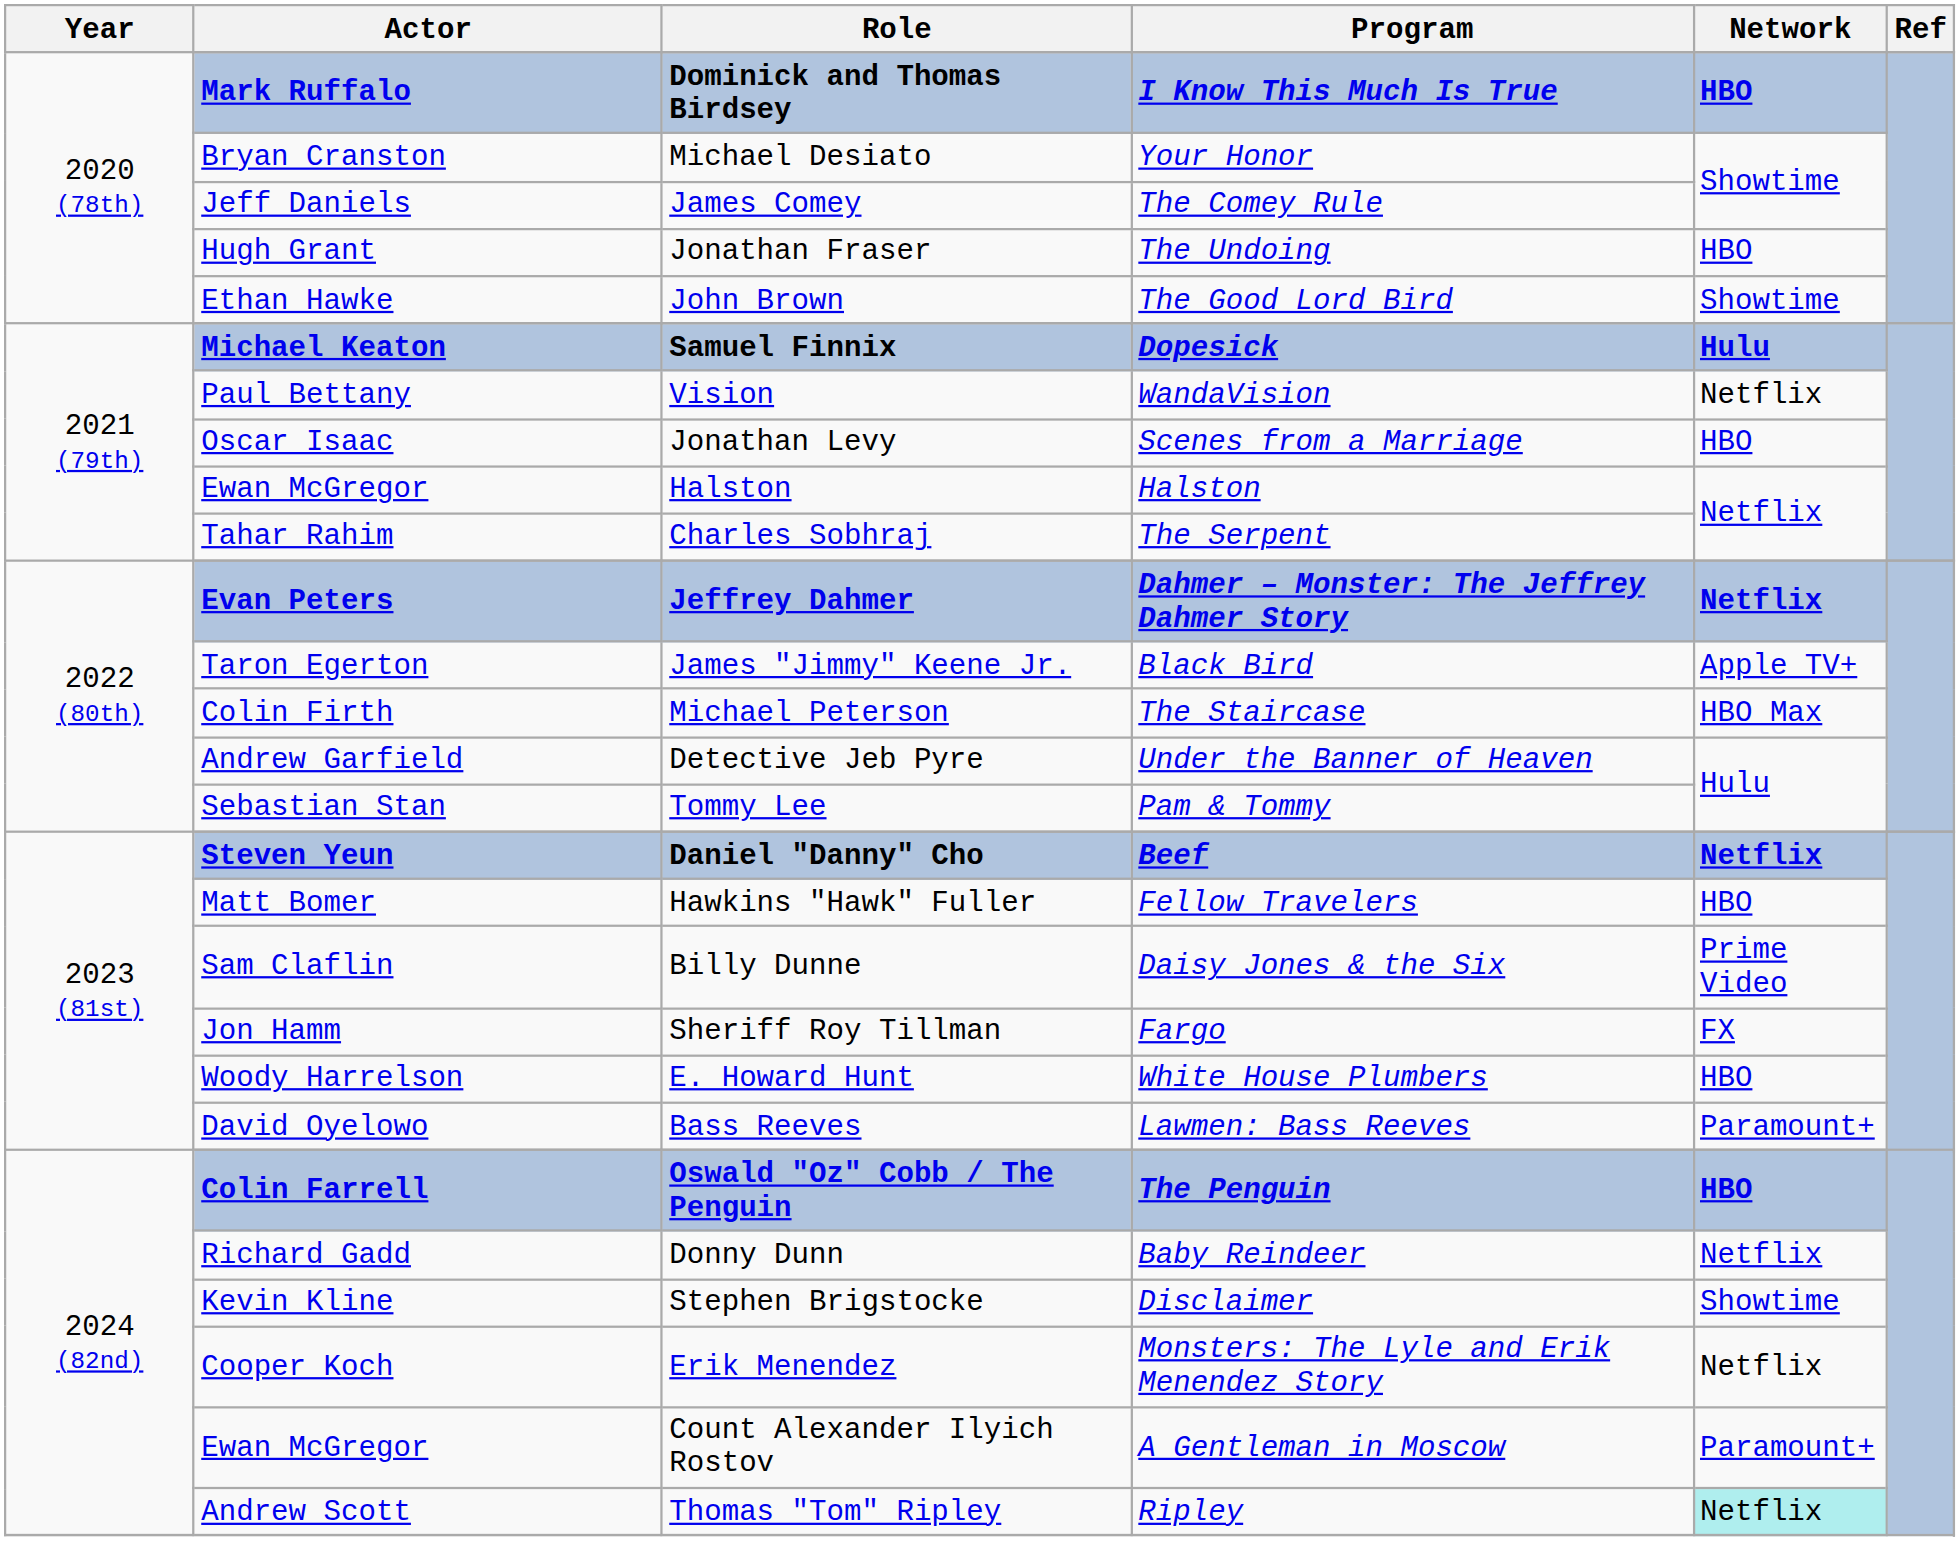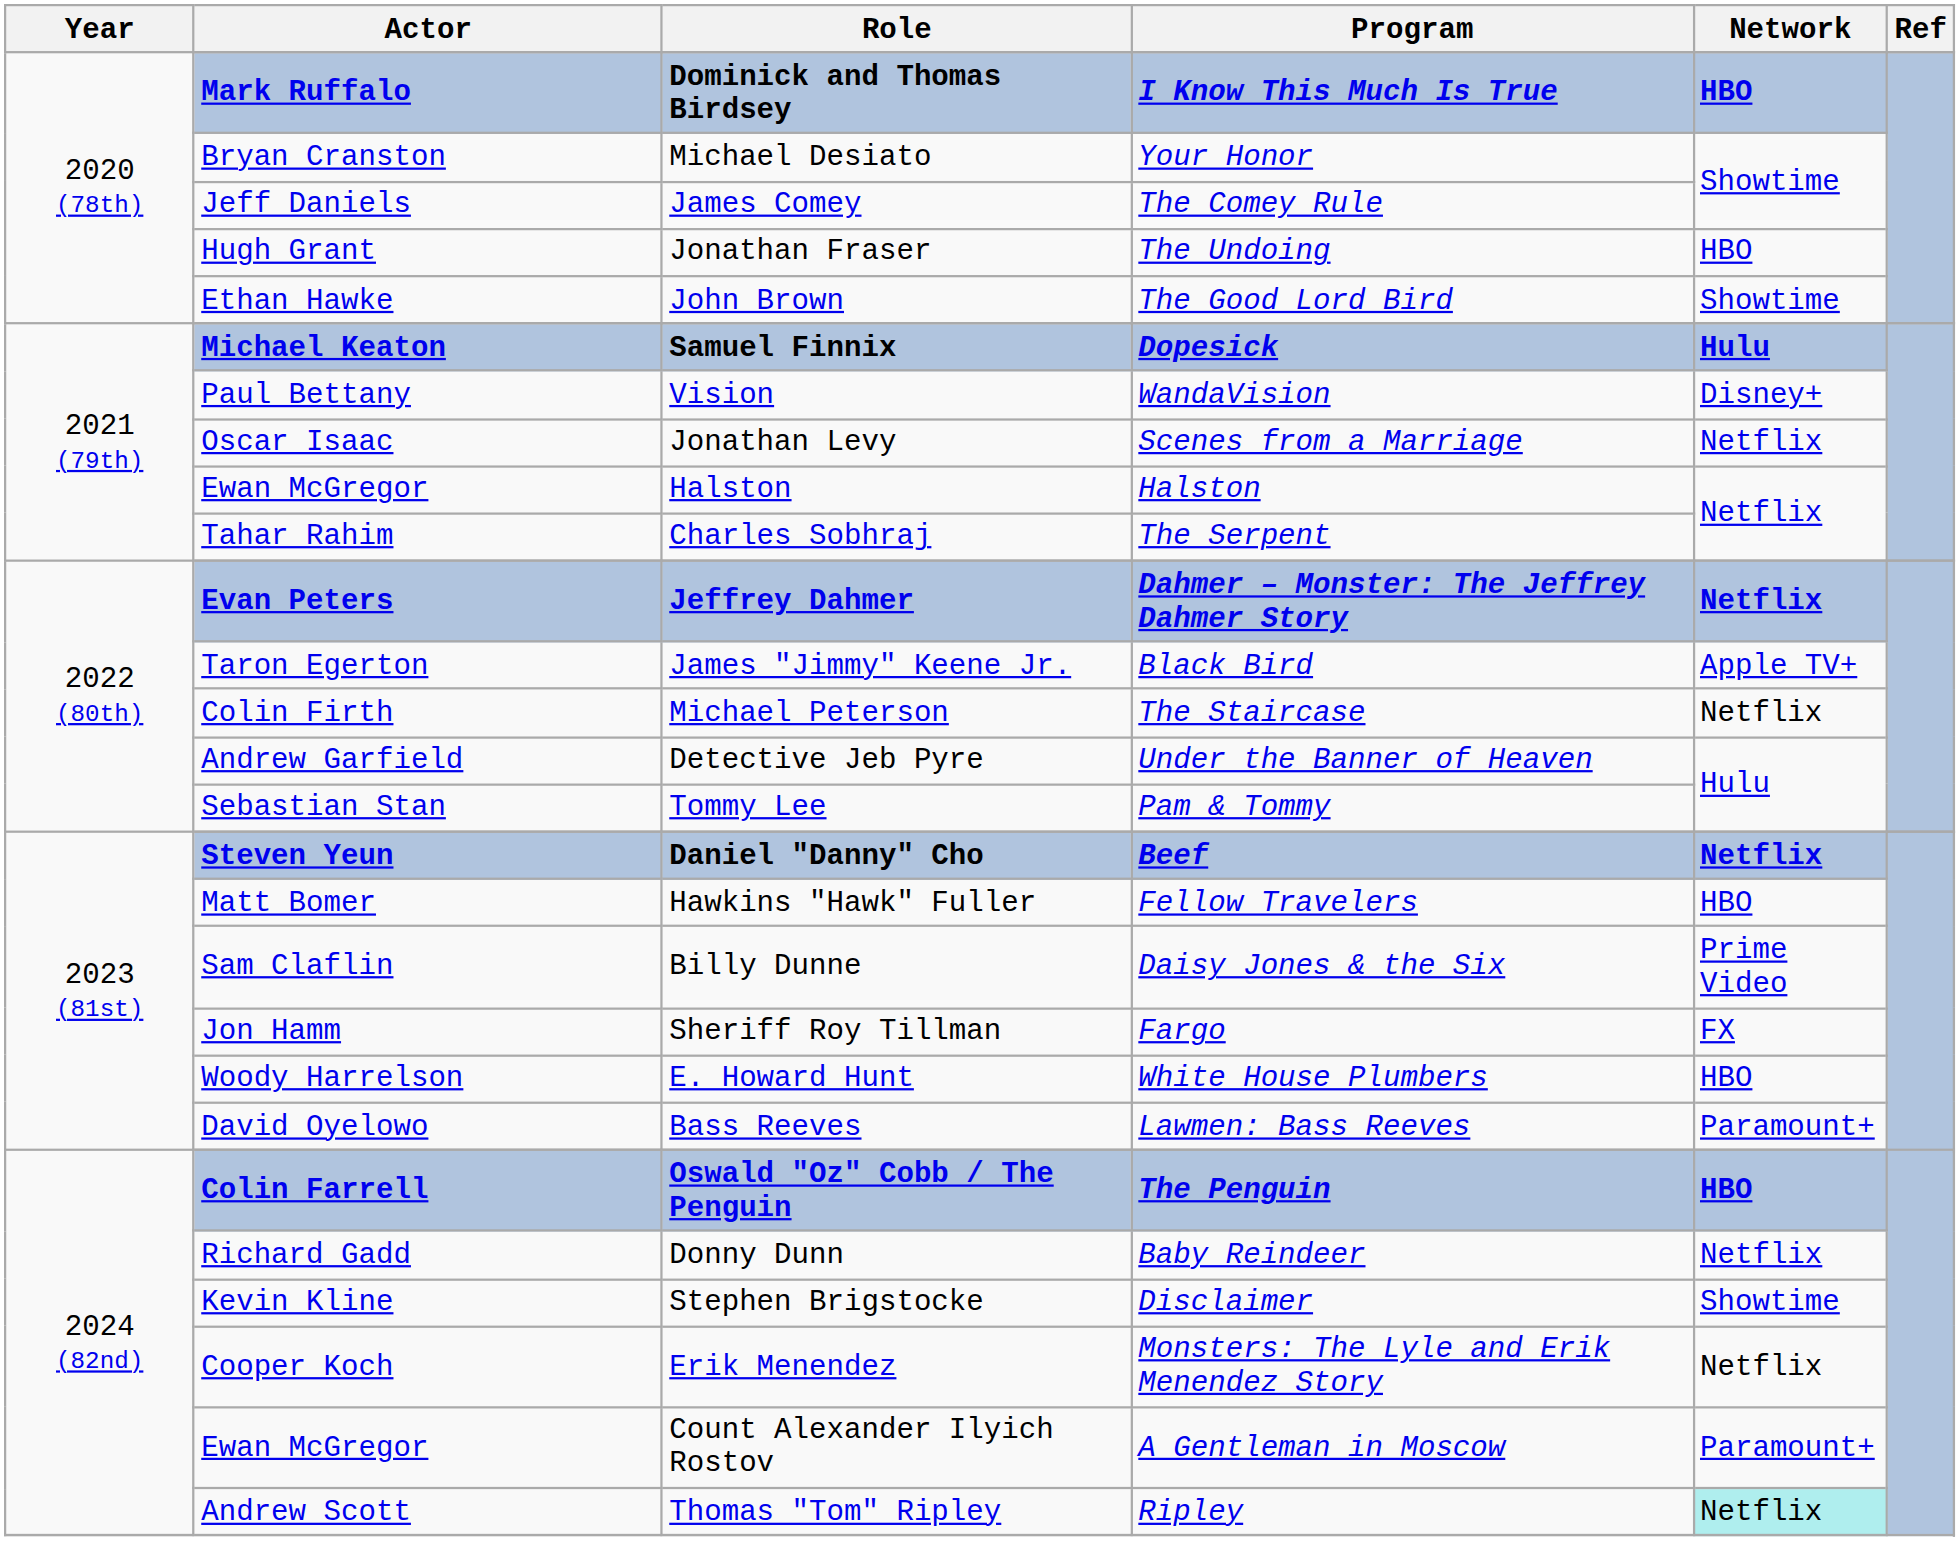(1761, 395) Netflix -> (1761, 395) Disney+
(1726, 442) HBO -> (1761, 442) Netflix
(1761, 713) HBO Max -> (1761, 713) Netflix
